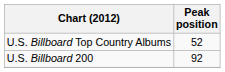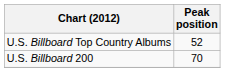(197, 59) 92 -> (197, 59) 70
